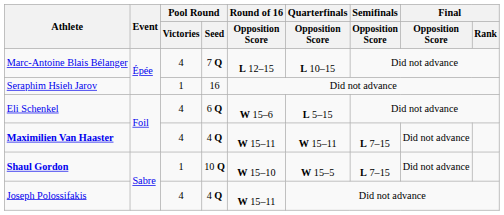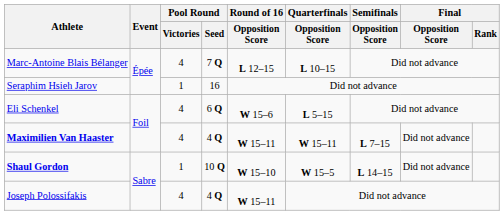(375, 173) L 7–15 -> (375, 173) L 14–15
